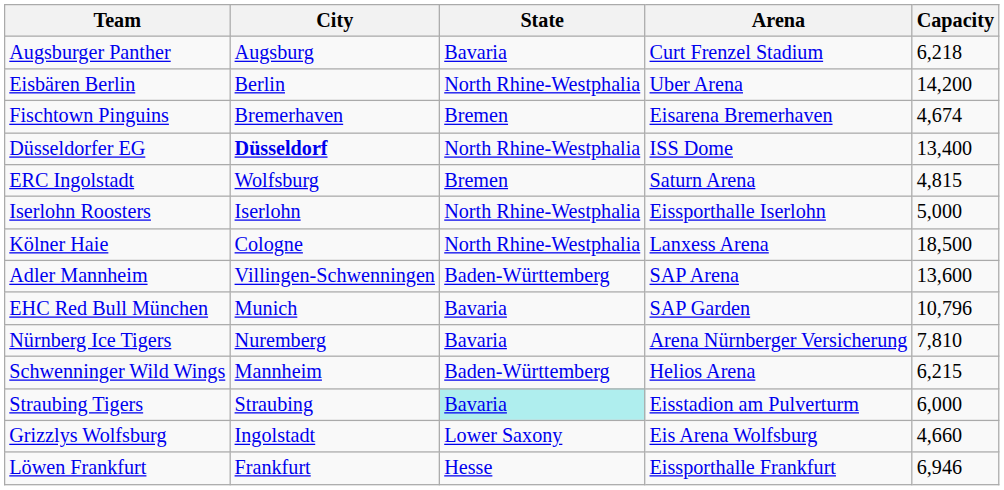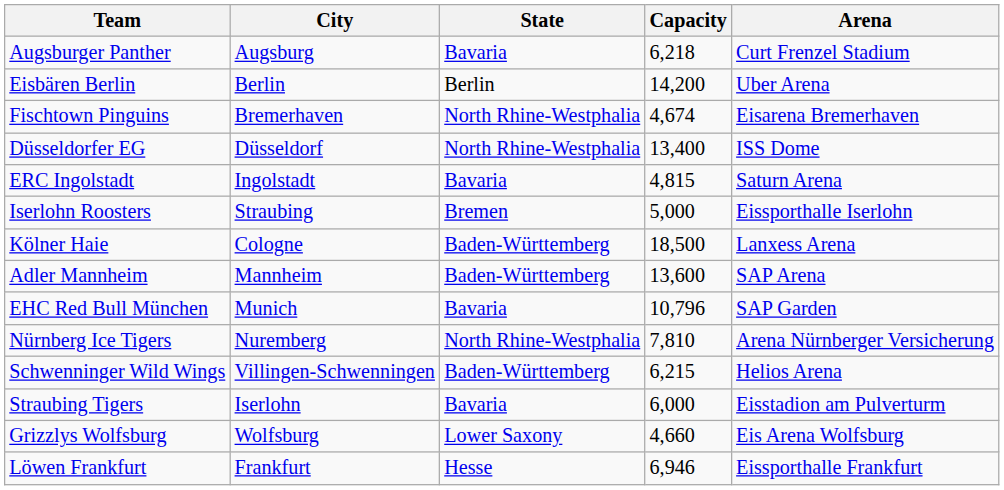columns swapped: (778, 20) <-> (955, 20)
(542, 84) North Rhine-Westphalia -> (469, 84) Berlin
(476, 116) Bremen -> (542, 116) North Rhine-Westphalia
(281, 148) bold -> (279, 148) normal
(277, 180) Wolfsburg -> (275, 180) Ingolstadt
(476, 180) Bremen -> (476, 180) Bavaria
(268, 212) Iserlohn -> (274, 212) Straubing
(542, 212) North Rhine-Westphalia -> (476, 212) Bremen
(542, 244) North Rhine-Westphalia -> (527, 244) Baden-Württemberg
(335, 276) Villingen-Schwenningen -> (278, 276) Mannheim
(476, 340) Bavaria -> (542, 340) North Rhine-Westphalia
(278, 372) Mannheim -> (335, 372) Villingen-Schwenningen
(274, 404) Straubing -> (268, 404) Iserlohn
(476, 404) paleturquoise background -> (476, 404) no background
(275, 436) Ingolstadt -> (277, 436) Wolfsburg
